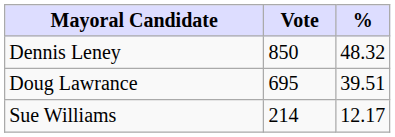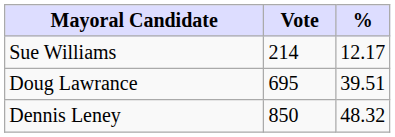rows swapped: (65, 52) <-> (63, 115)
